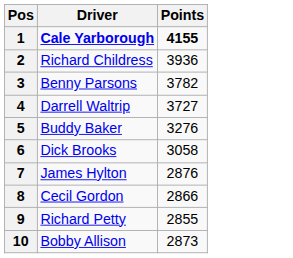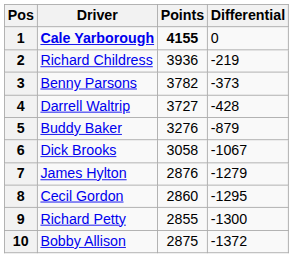+ column: (248, 15)
(182, 196) 2866 -> (182, 196) 2860
(182, 241) 2873 -> (182, 241) 2875
